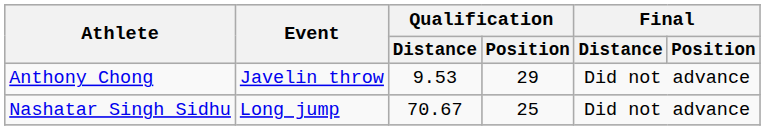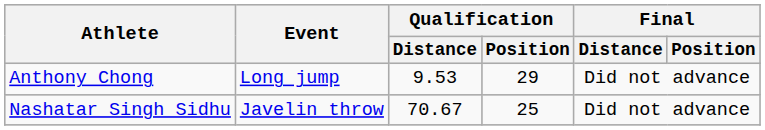(312, 79) Javelin throw -> (290, 79) Long jump
(290, 110) Long jump -> (312, 110) Javelin throw
